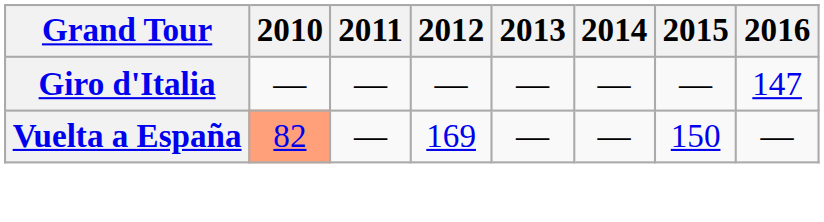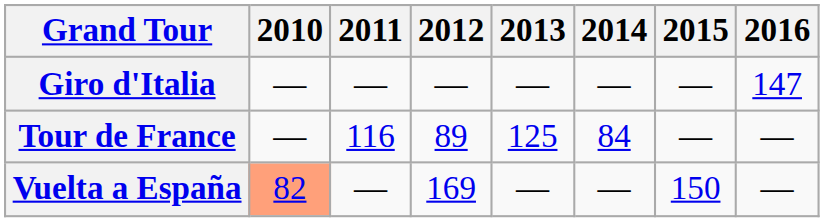+ row: (127, 135)
